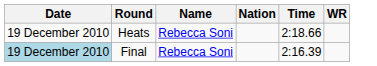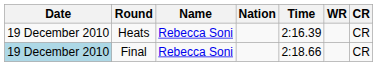+ column: (361, 14)
(301, 33) 2:18.66 -> (301, 33) 2:16.39
(301, 52) 2:16.39 -> (301, 52) 2:18.66
